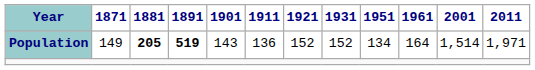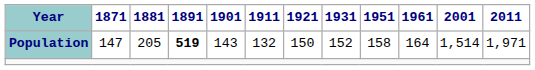(111, 44) 149 -> (111, 44) 147
(149, 44) bold -> (149, 44) normal
(264, 44) 136 -> (264, 44) 132
(302, 44) 152 -> (302, 44) 150
(379, 44) 134 -> (379, 44) 158
